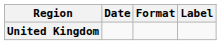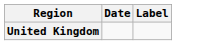- column: (155, 13)
